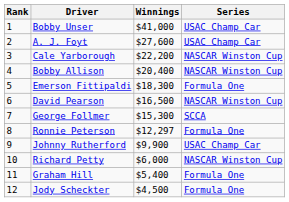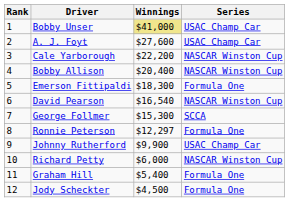(155, 27) no background -> (155, 27) khaki background
(155, 101) $16,500 -> (155, 101) $16,540
